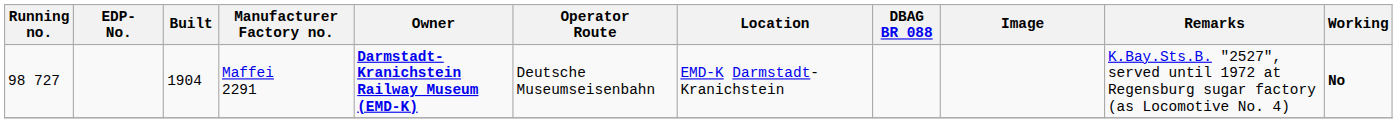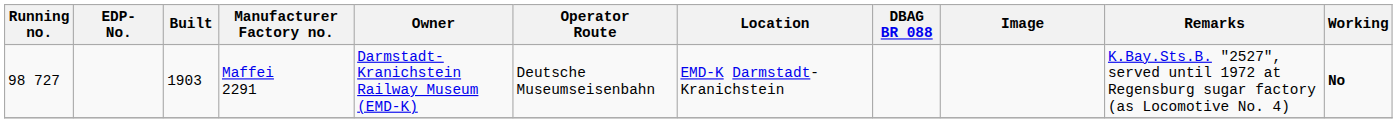(184, 81) 1904 -> (184, 81) 1903
(418, 81) bold -> (418, 81) normal
